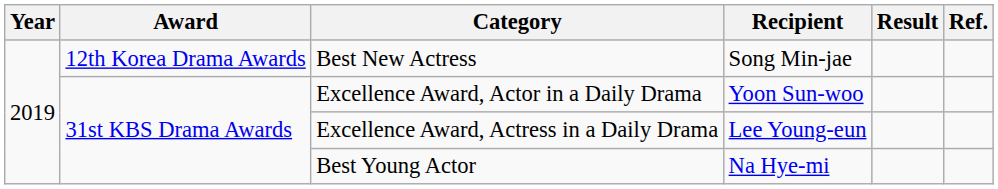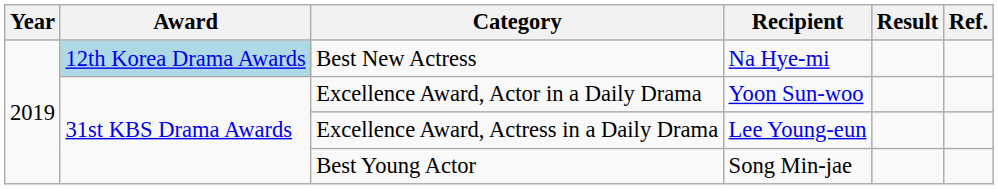(186, 58) no background -> (186, 58) lightblue background
(790, 58) Song Min-jae -> (779, 58) Na Hye-mi
(779, 165) Na Hye-mi -> (790, 165) Song Min-jae
